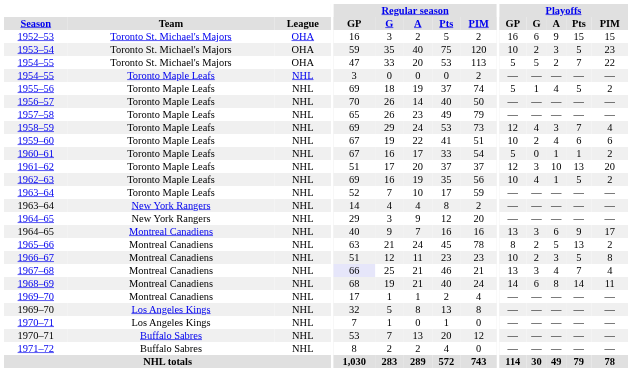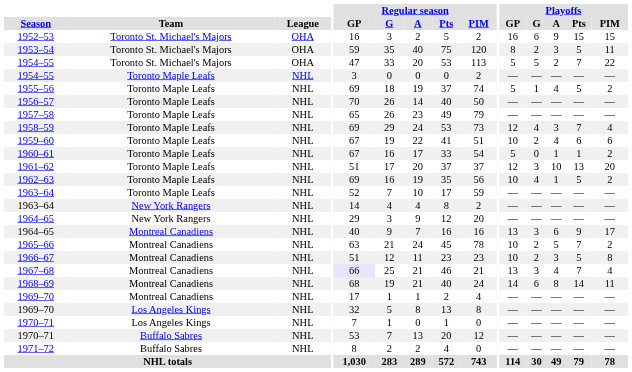(513, 49) 10 -> (513, 49) 8
(610, 49) 23 -> (610, 49) 11
(513, 244) 8 -> (513, 244) 10
(579, 244) 13 -> (579, 244) 7
